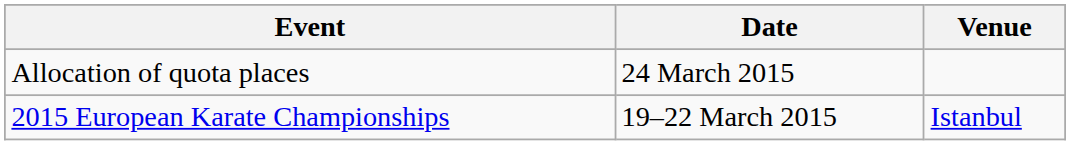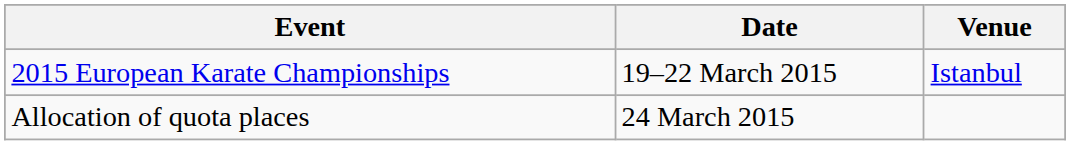rows swapped: (230, 116) <-> (160, 71)
